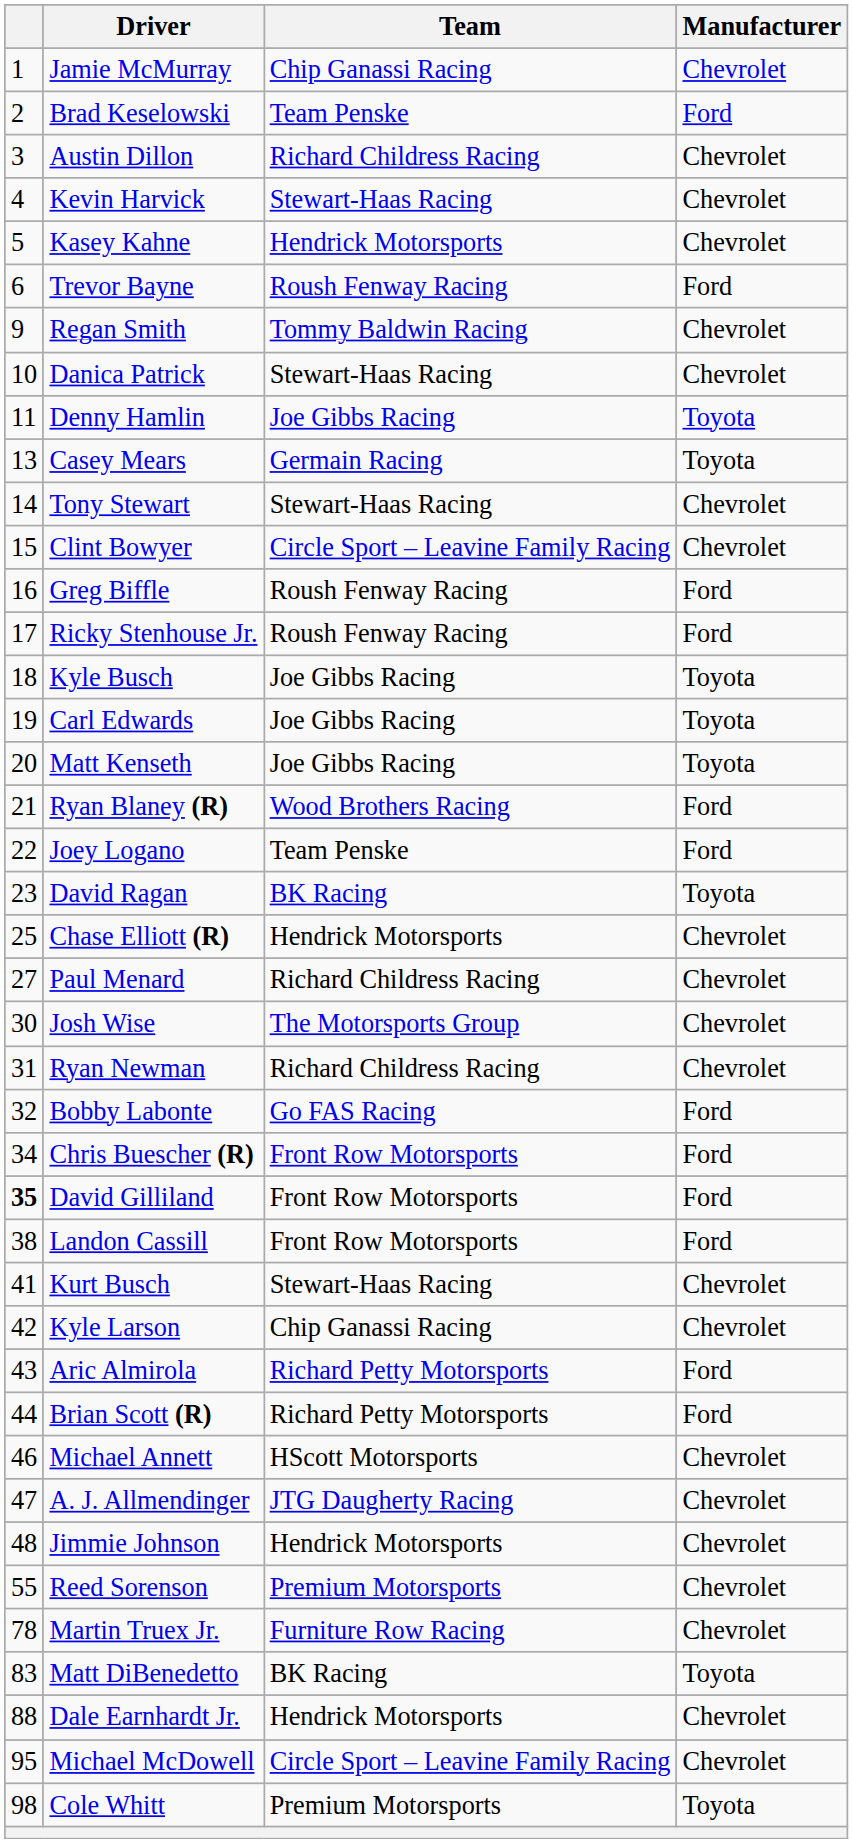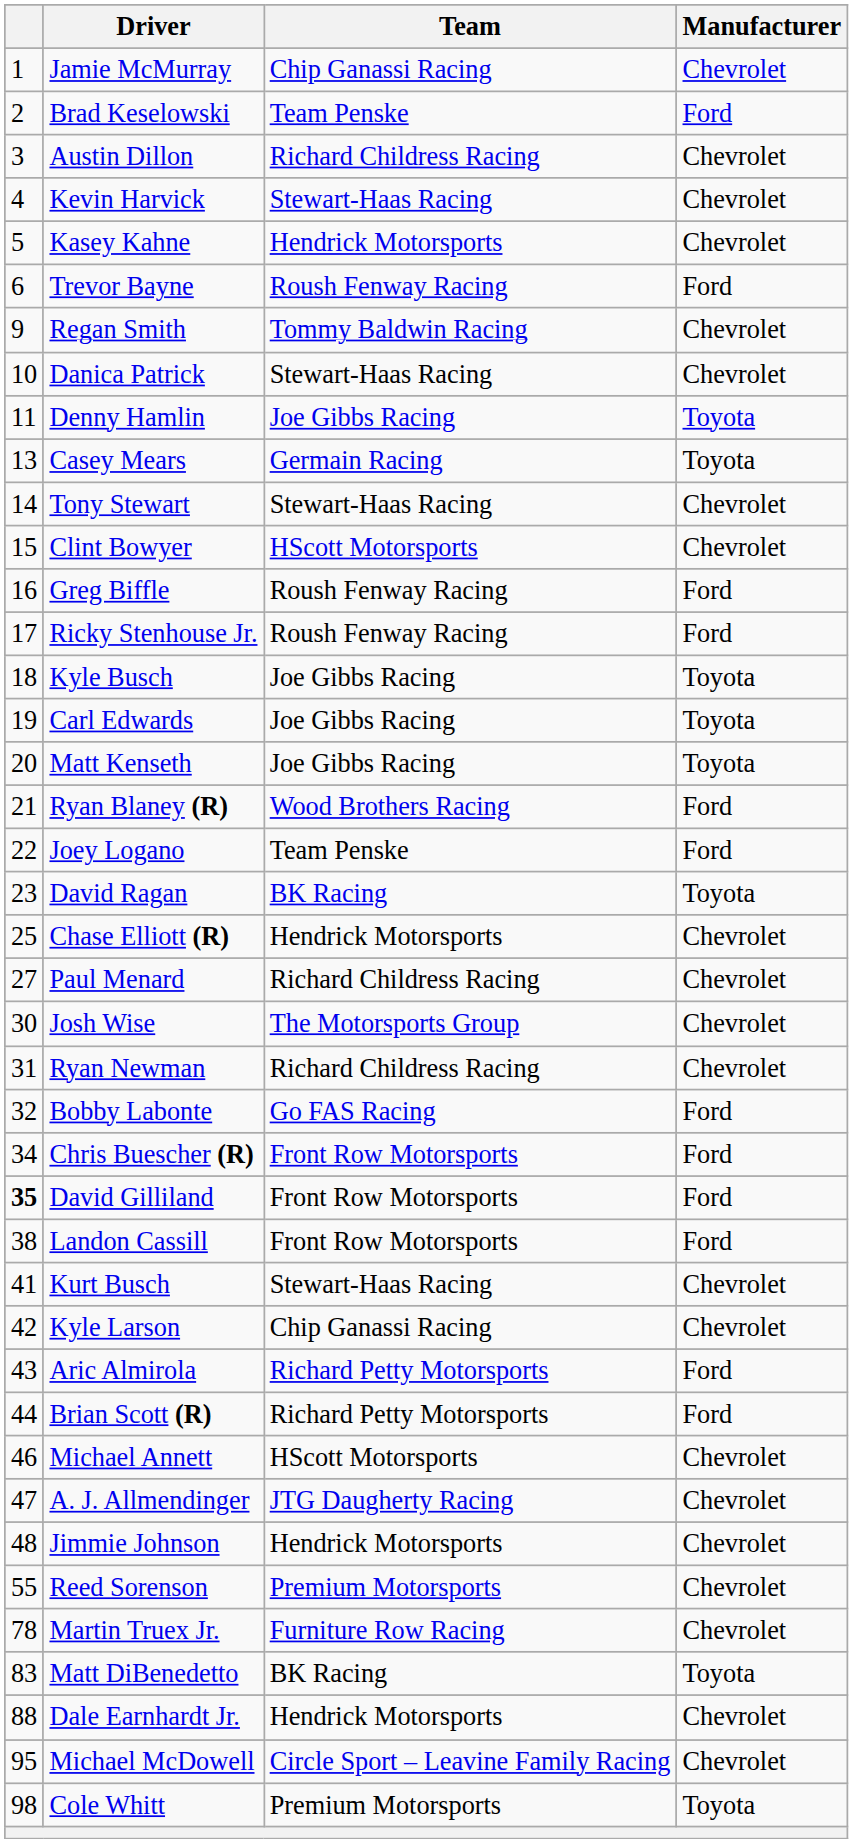(470, 546) Circle Sport – Leavine Family Racing -> (374, 546) HScott Motorsports
